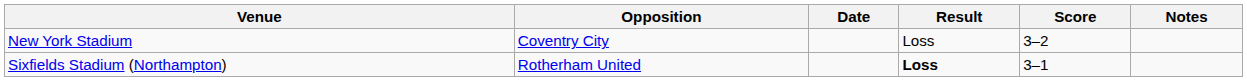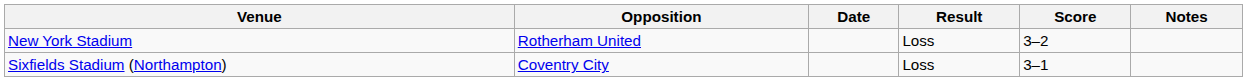(563, 41) Coventry City -> (579, 41) Rotherham United
(579, 65) Rotherham United -> (563, 65) Coventry City
(920, 65) bold -> (918, 65) normal
